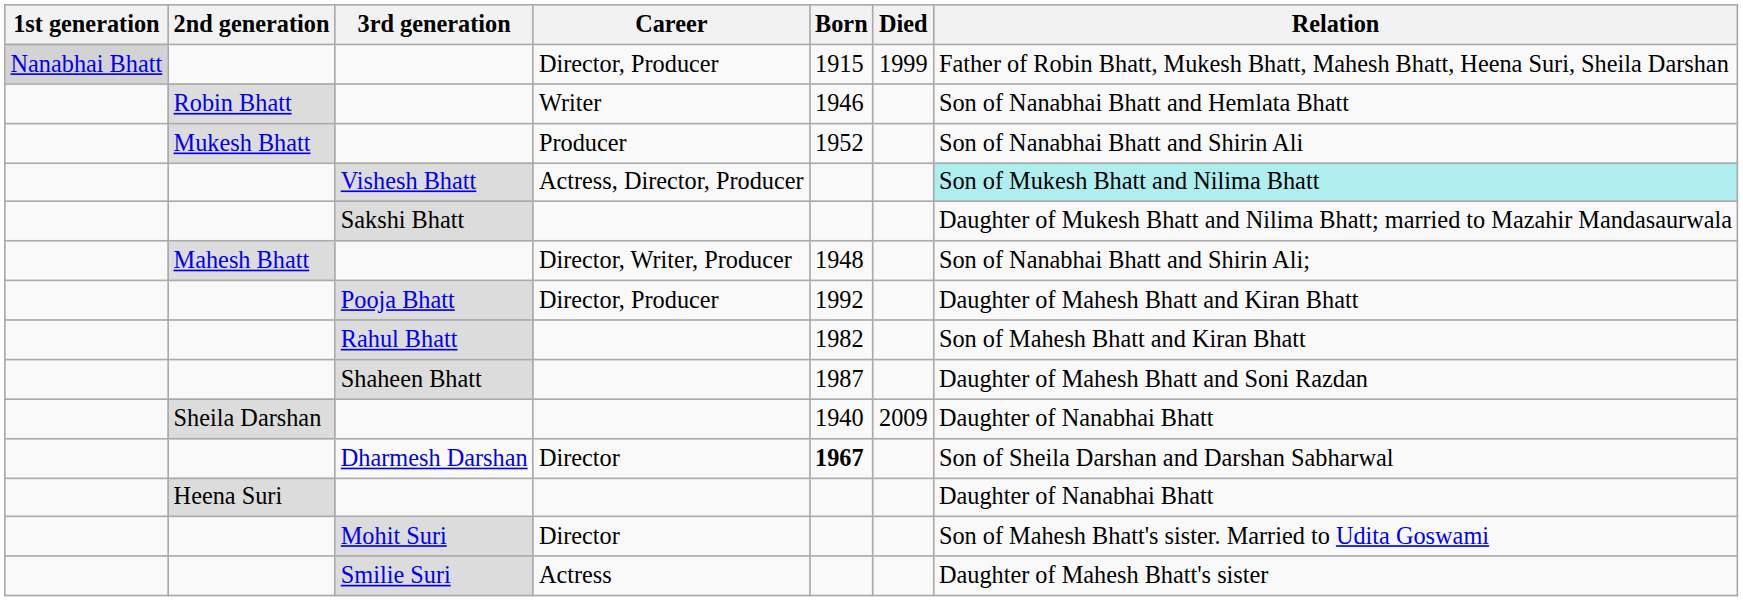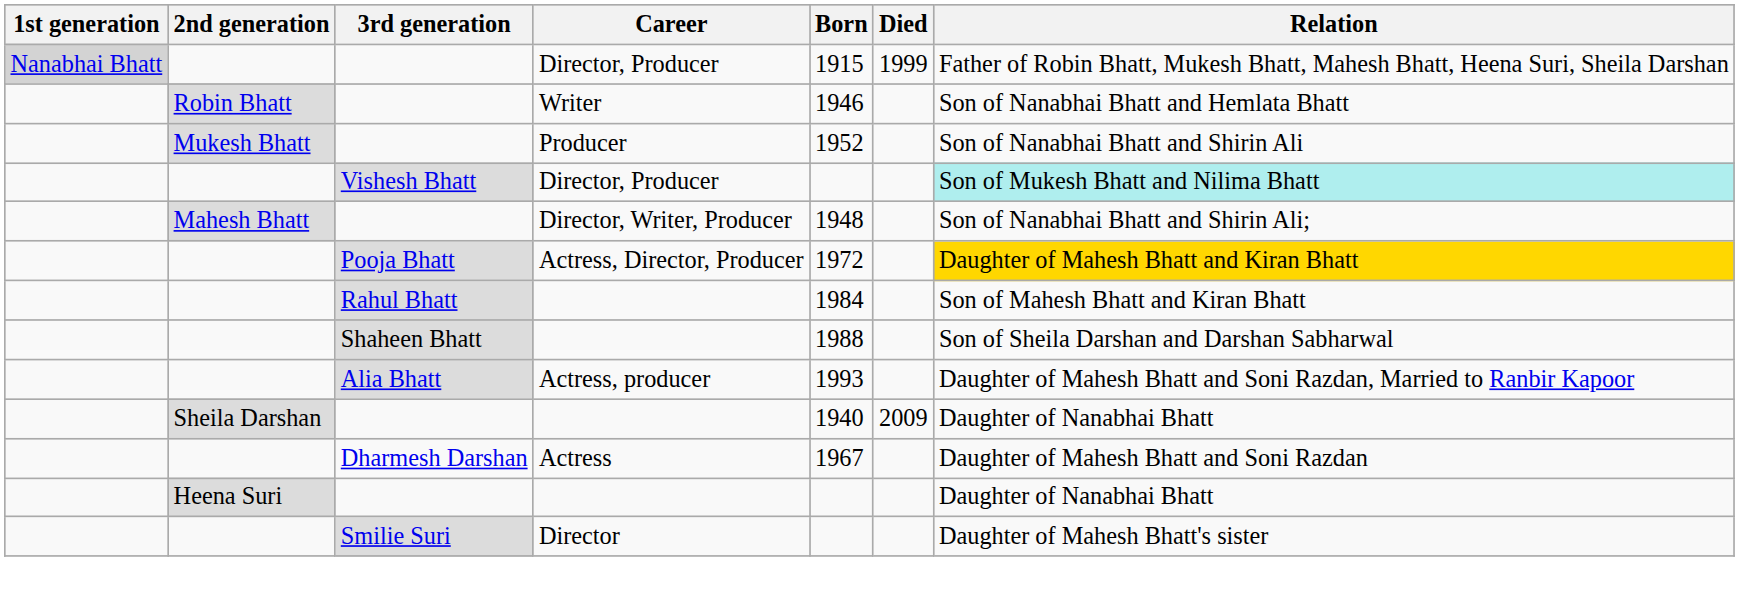(671, 181) Actress, Director, Producer -> (629, 181) Director, Producer
- row: (252, 221)
(629, 299) Director, Producer -> (671, 260) Actress, Director, Producer
(839, 299) 1992 -> (839, 260) 1972
(1149, 299) no background -> (1149, 260) gold background
(839, 339) 1982 -> (839, 299) 1984
(839, 378) 1987 -> (839, 339) 1988
(1153, 378) Daughter of Mahesh Bhatt and Soni Razdan -> (1166, 339) Son of Sheila Darshan and Darshan Sabharwal
+ row: (252, 379)
(579, 457) Director -> (575, 457) Actress
(839, 457) bold -> (839, 457) normal
(1166, 457) Son of Sheila Darshan and Darshan Sabharwal -> (1153, 457) Daughter of Mahesh Bhatt and Soni Razdan
- row: (252, 536)
(575, 575) Actress -> (579, 536) Director
